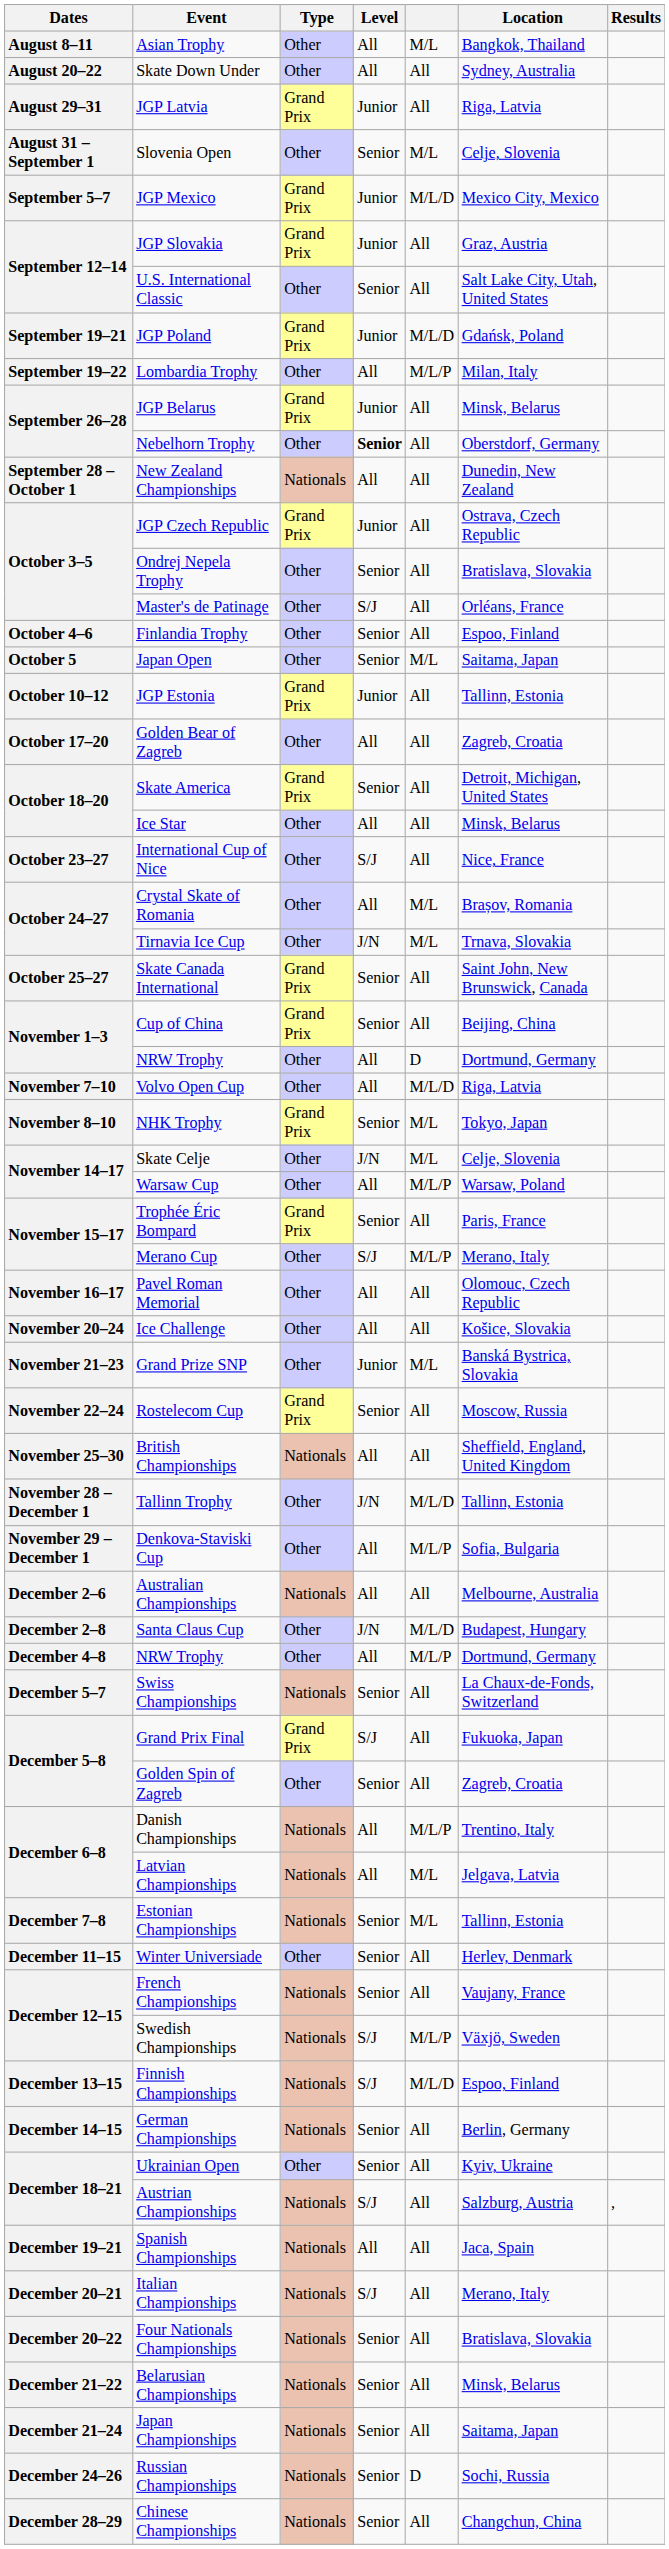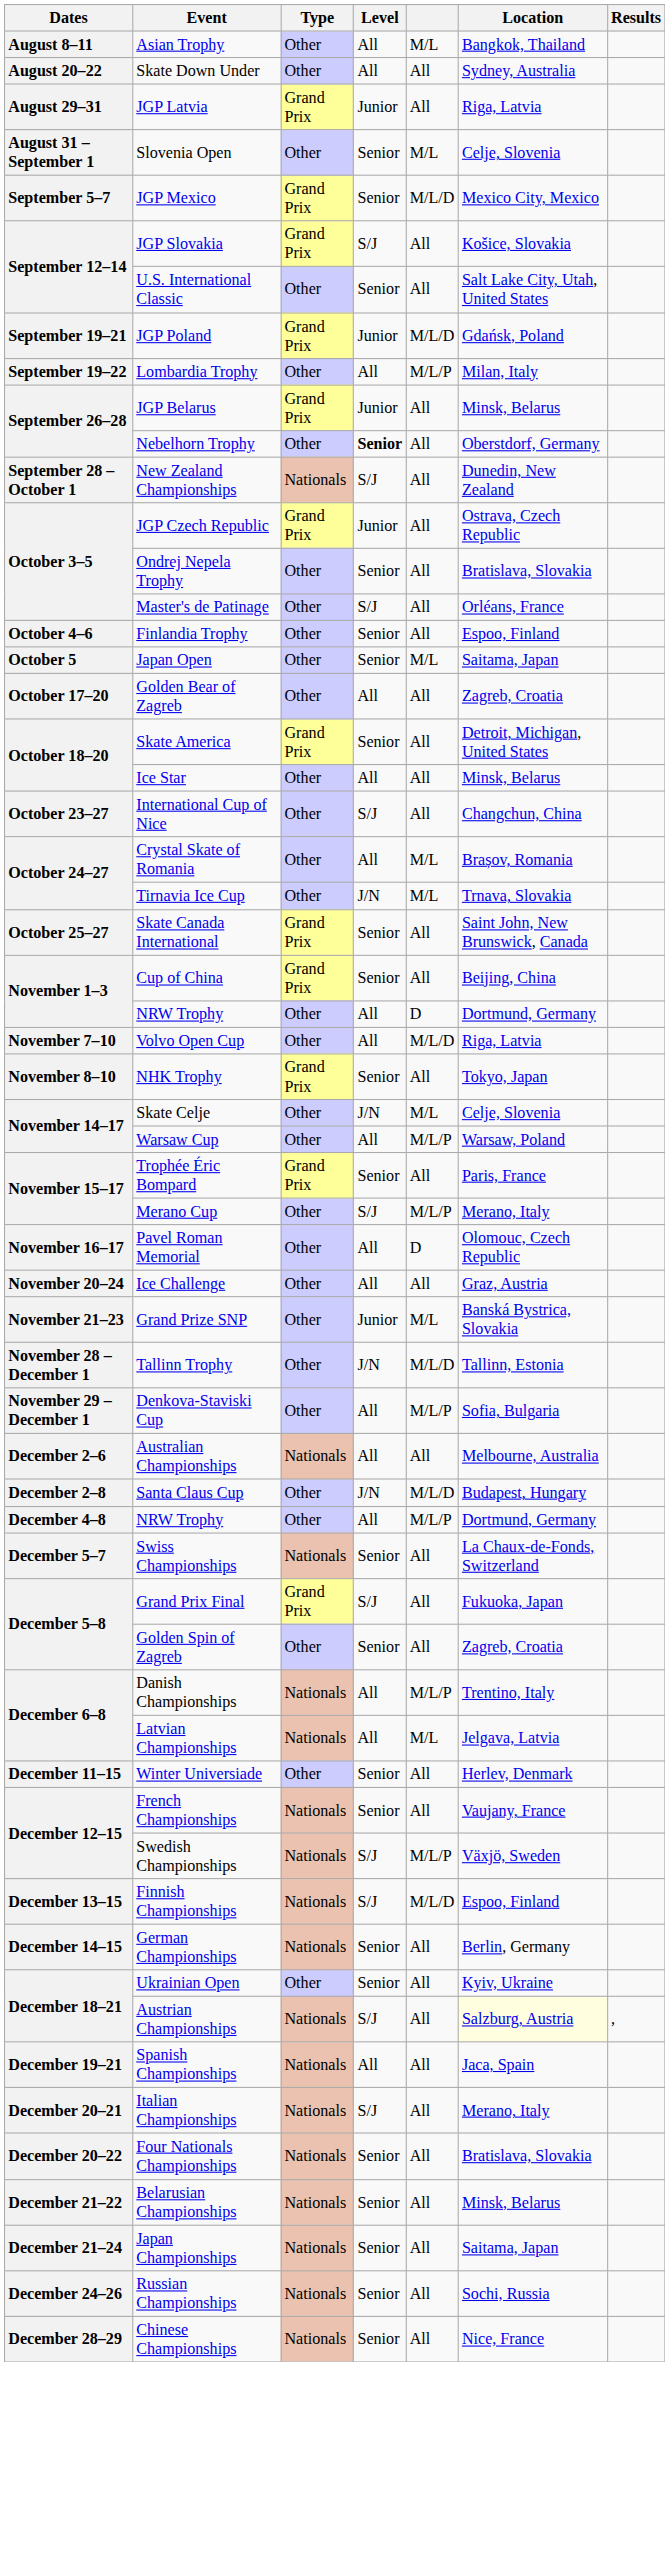(377, 198) Junior -> (378, 198) Senior
(377, 244) Junior -> (367, 244) S/J
(505, 244) Graz, Austria -> (516, 244) Košice, Slovakia
(368, 479) All -> (367, 479) S/J
- row: (58, 696)
(503, 860) Nice, France -> (522, 814) Changchun, China
(424, 1122) M/L -> (420, 1076) All
(420, 1293) All -> (416, 1247) D
(516, 1329) Košice, Slovakia -> (505, 1283) Graz, Austria
- row: (66, 1411)
- row: (66, 1456)
- row: (57, 1920)
(517, 2202) no background -> (518, 2019) lightyellow background
(415, 2475) D -> (420, 2293) All
(522, 2521) Changchun, China -> (503, 2339) Nice, France
